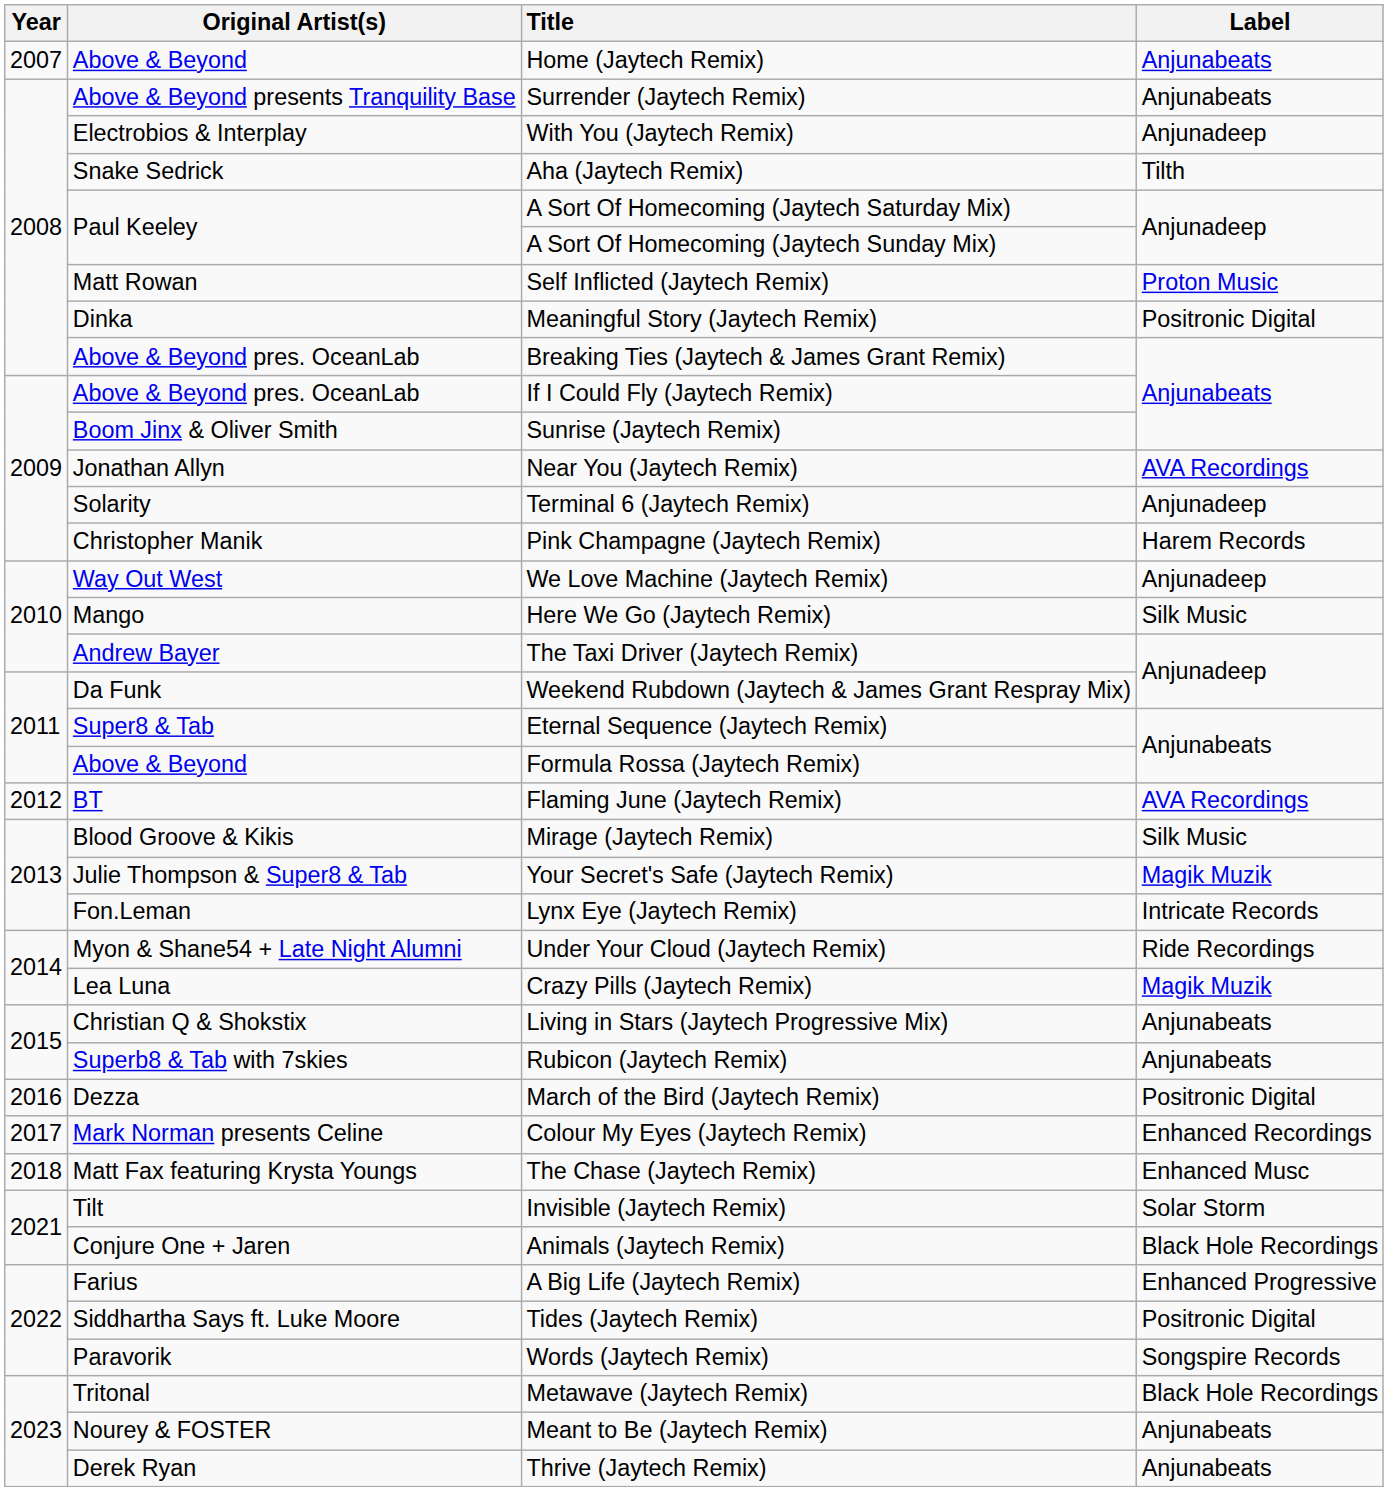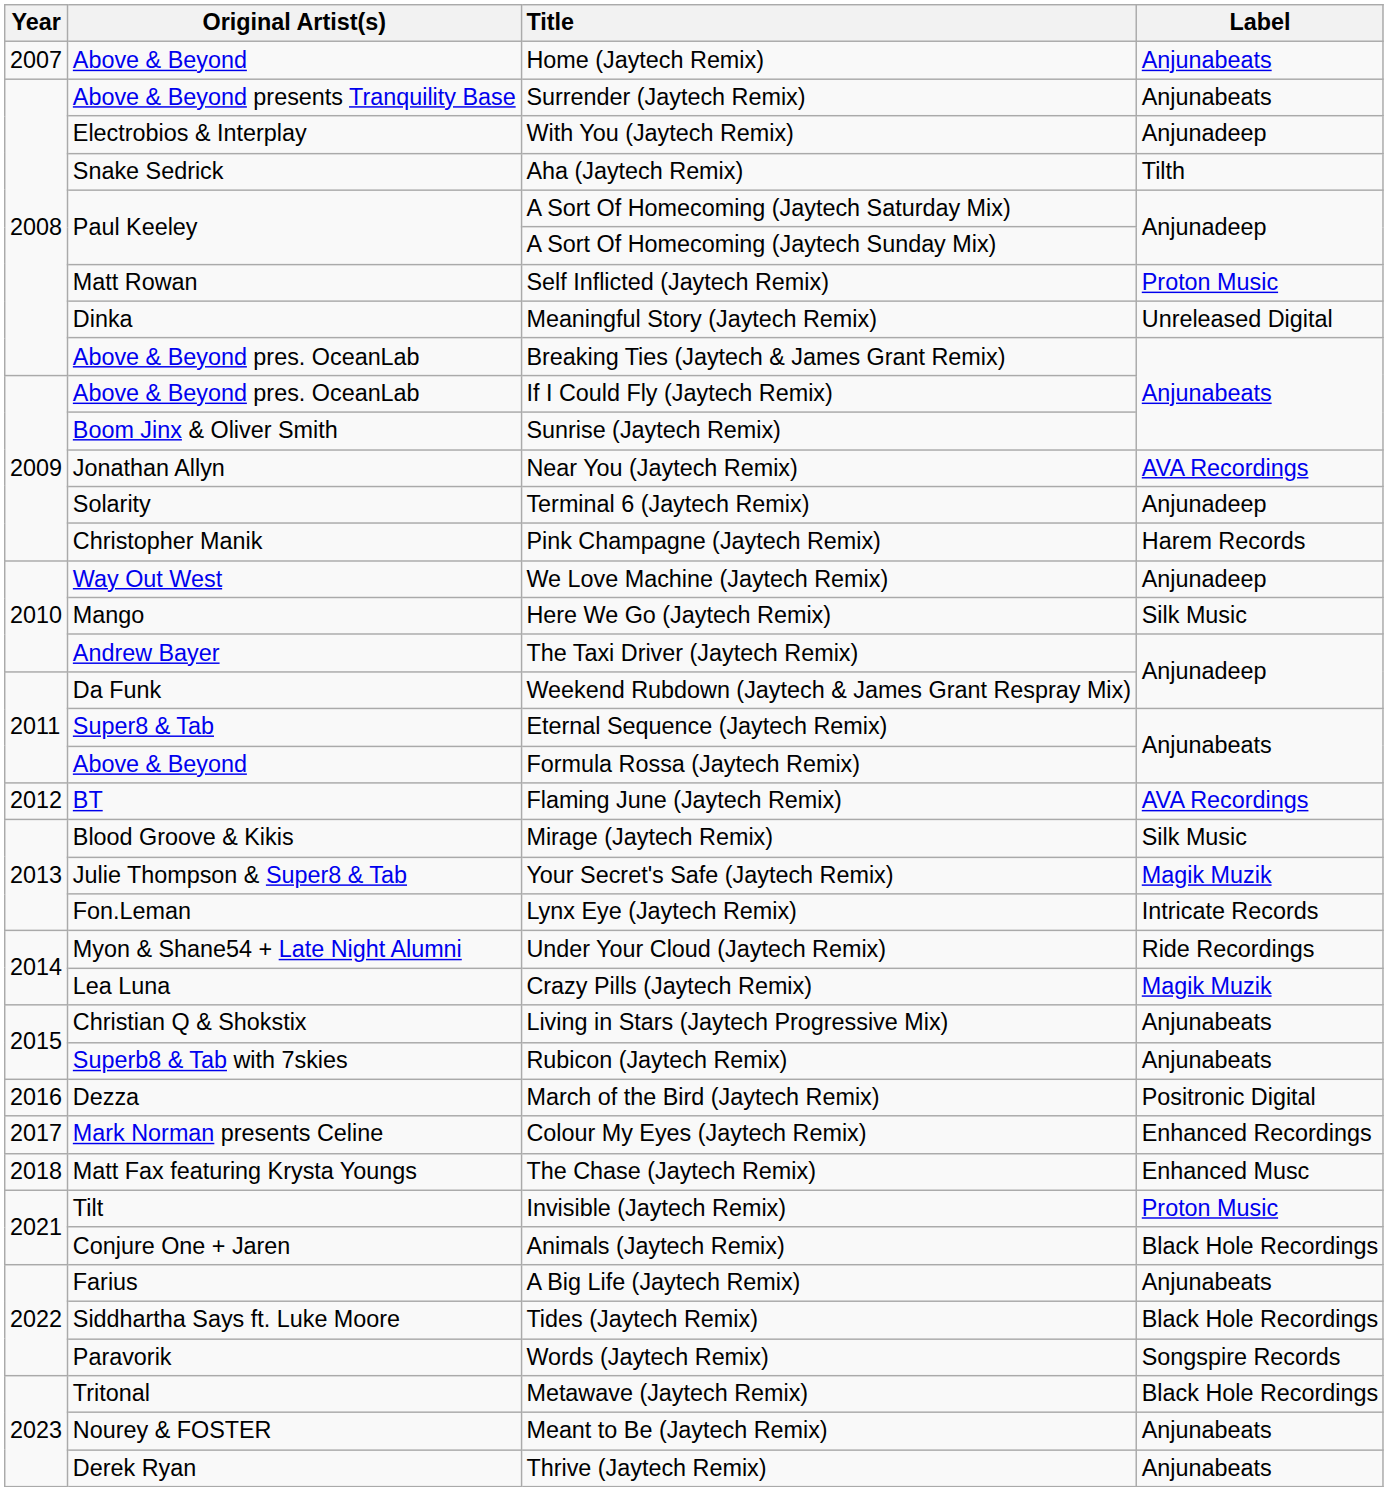(1229, 319) Positronic Digital -> (1237, 319) Unreleased Digital
(1203, 1208) Solar Storm -> (1210, 1208) Proton Music
(1259, 1282) Enhanced Progressive -> (1207, 1282) Anjunabeats
(1229, 1319) Positronic Digital -> (1260, 1319) Black Hole Recordings
